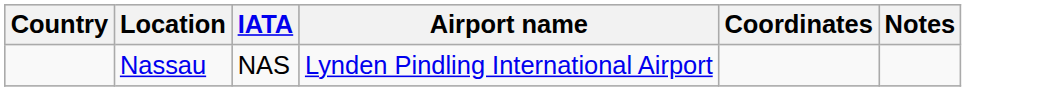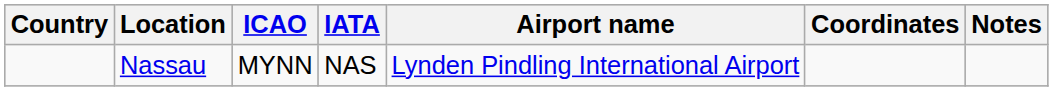+ column: (275, 24)
